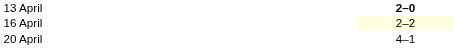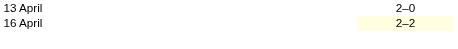(406, 8) bold -> (406, 8) normal
- row: (23, 39)
